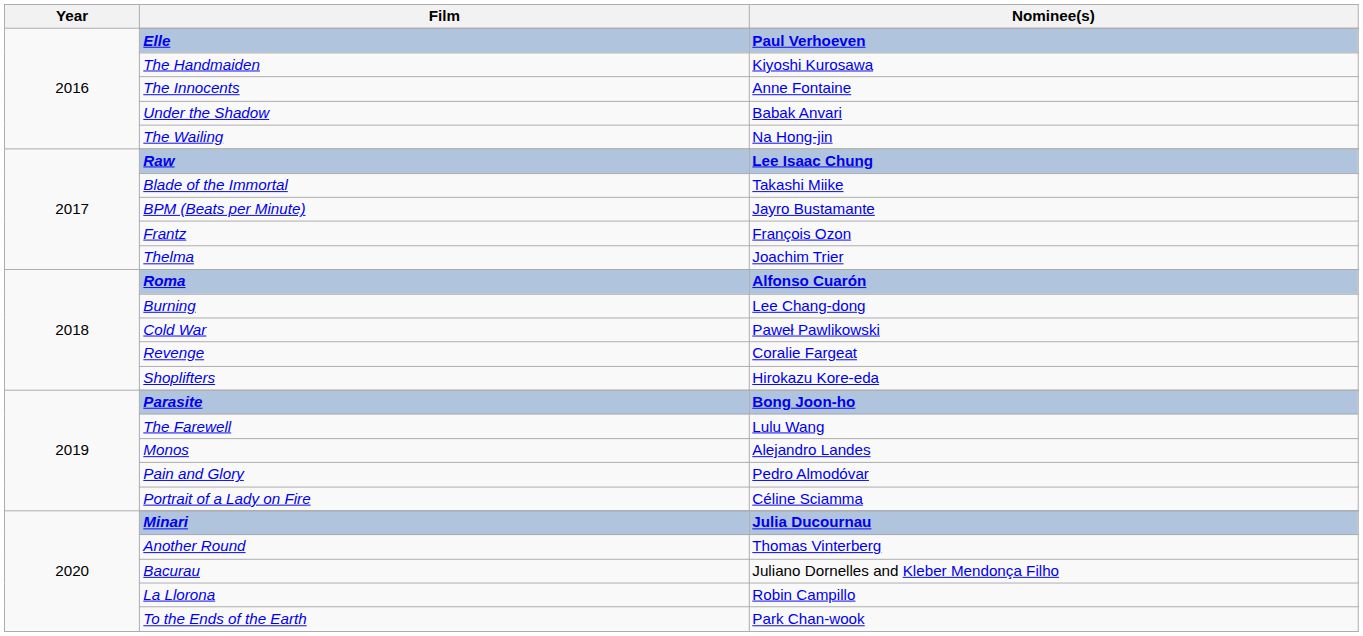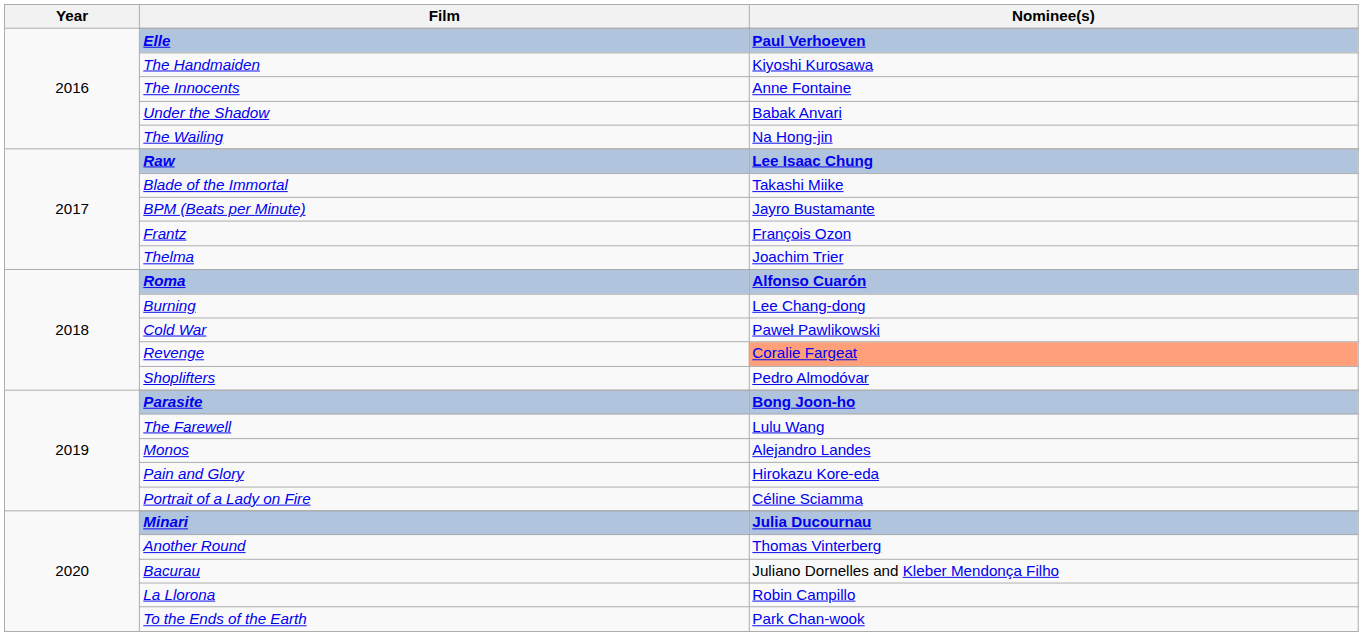(805, 354) no background -> (805, 354) lightsalmon background
(816, 378) Hirokazu Kore-eda -> (811, 378) Pedro Almodóvar
(811, 474) Pedro Almodóvar -> (816, 474) Hirokazu Kore-eda
